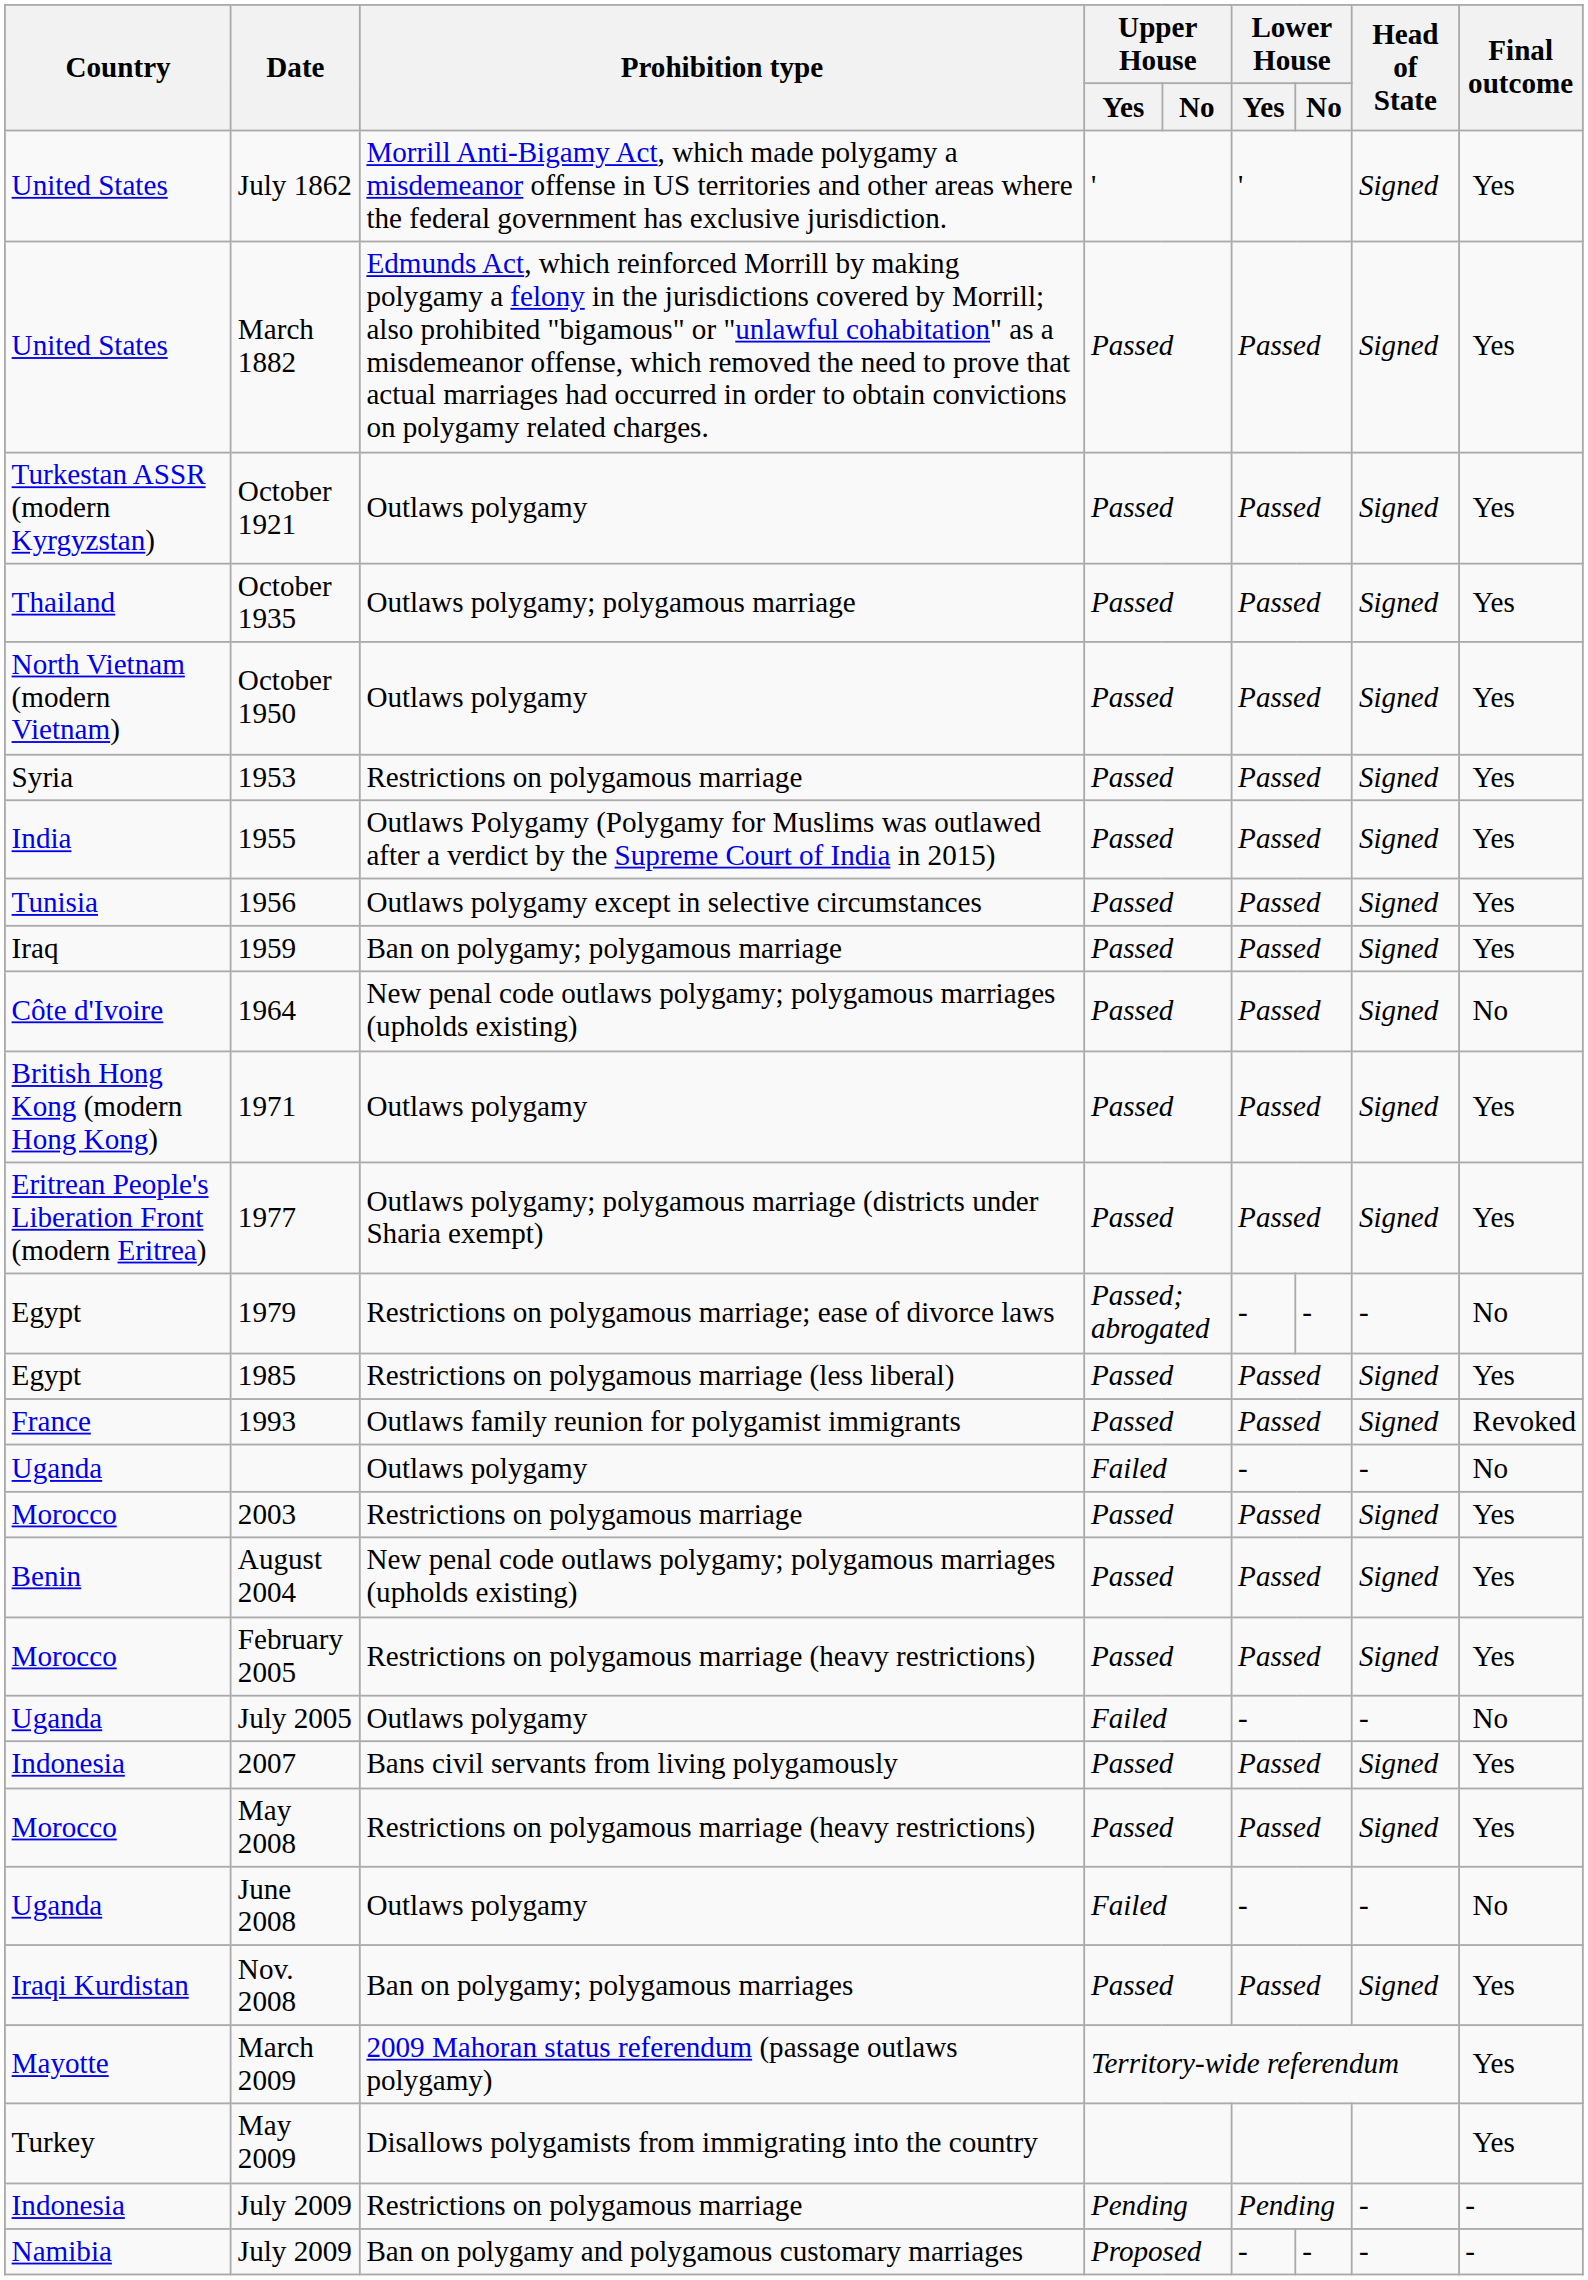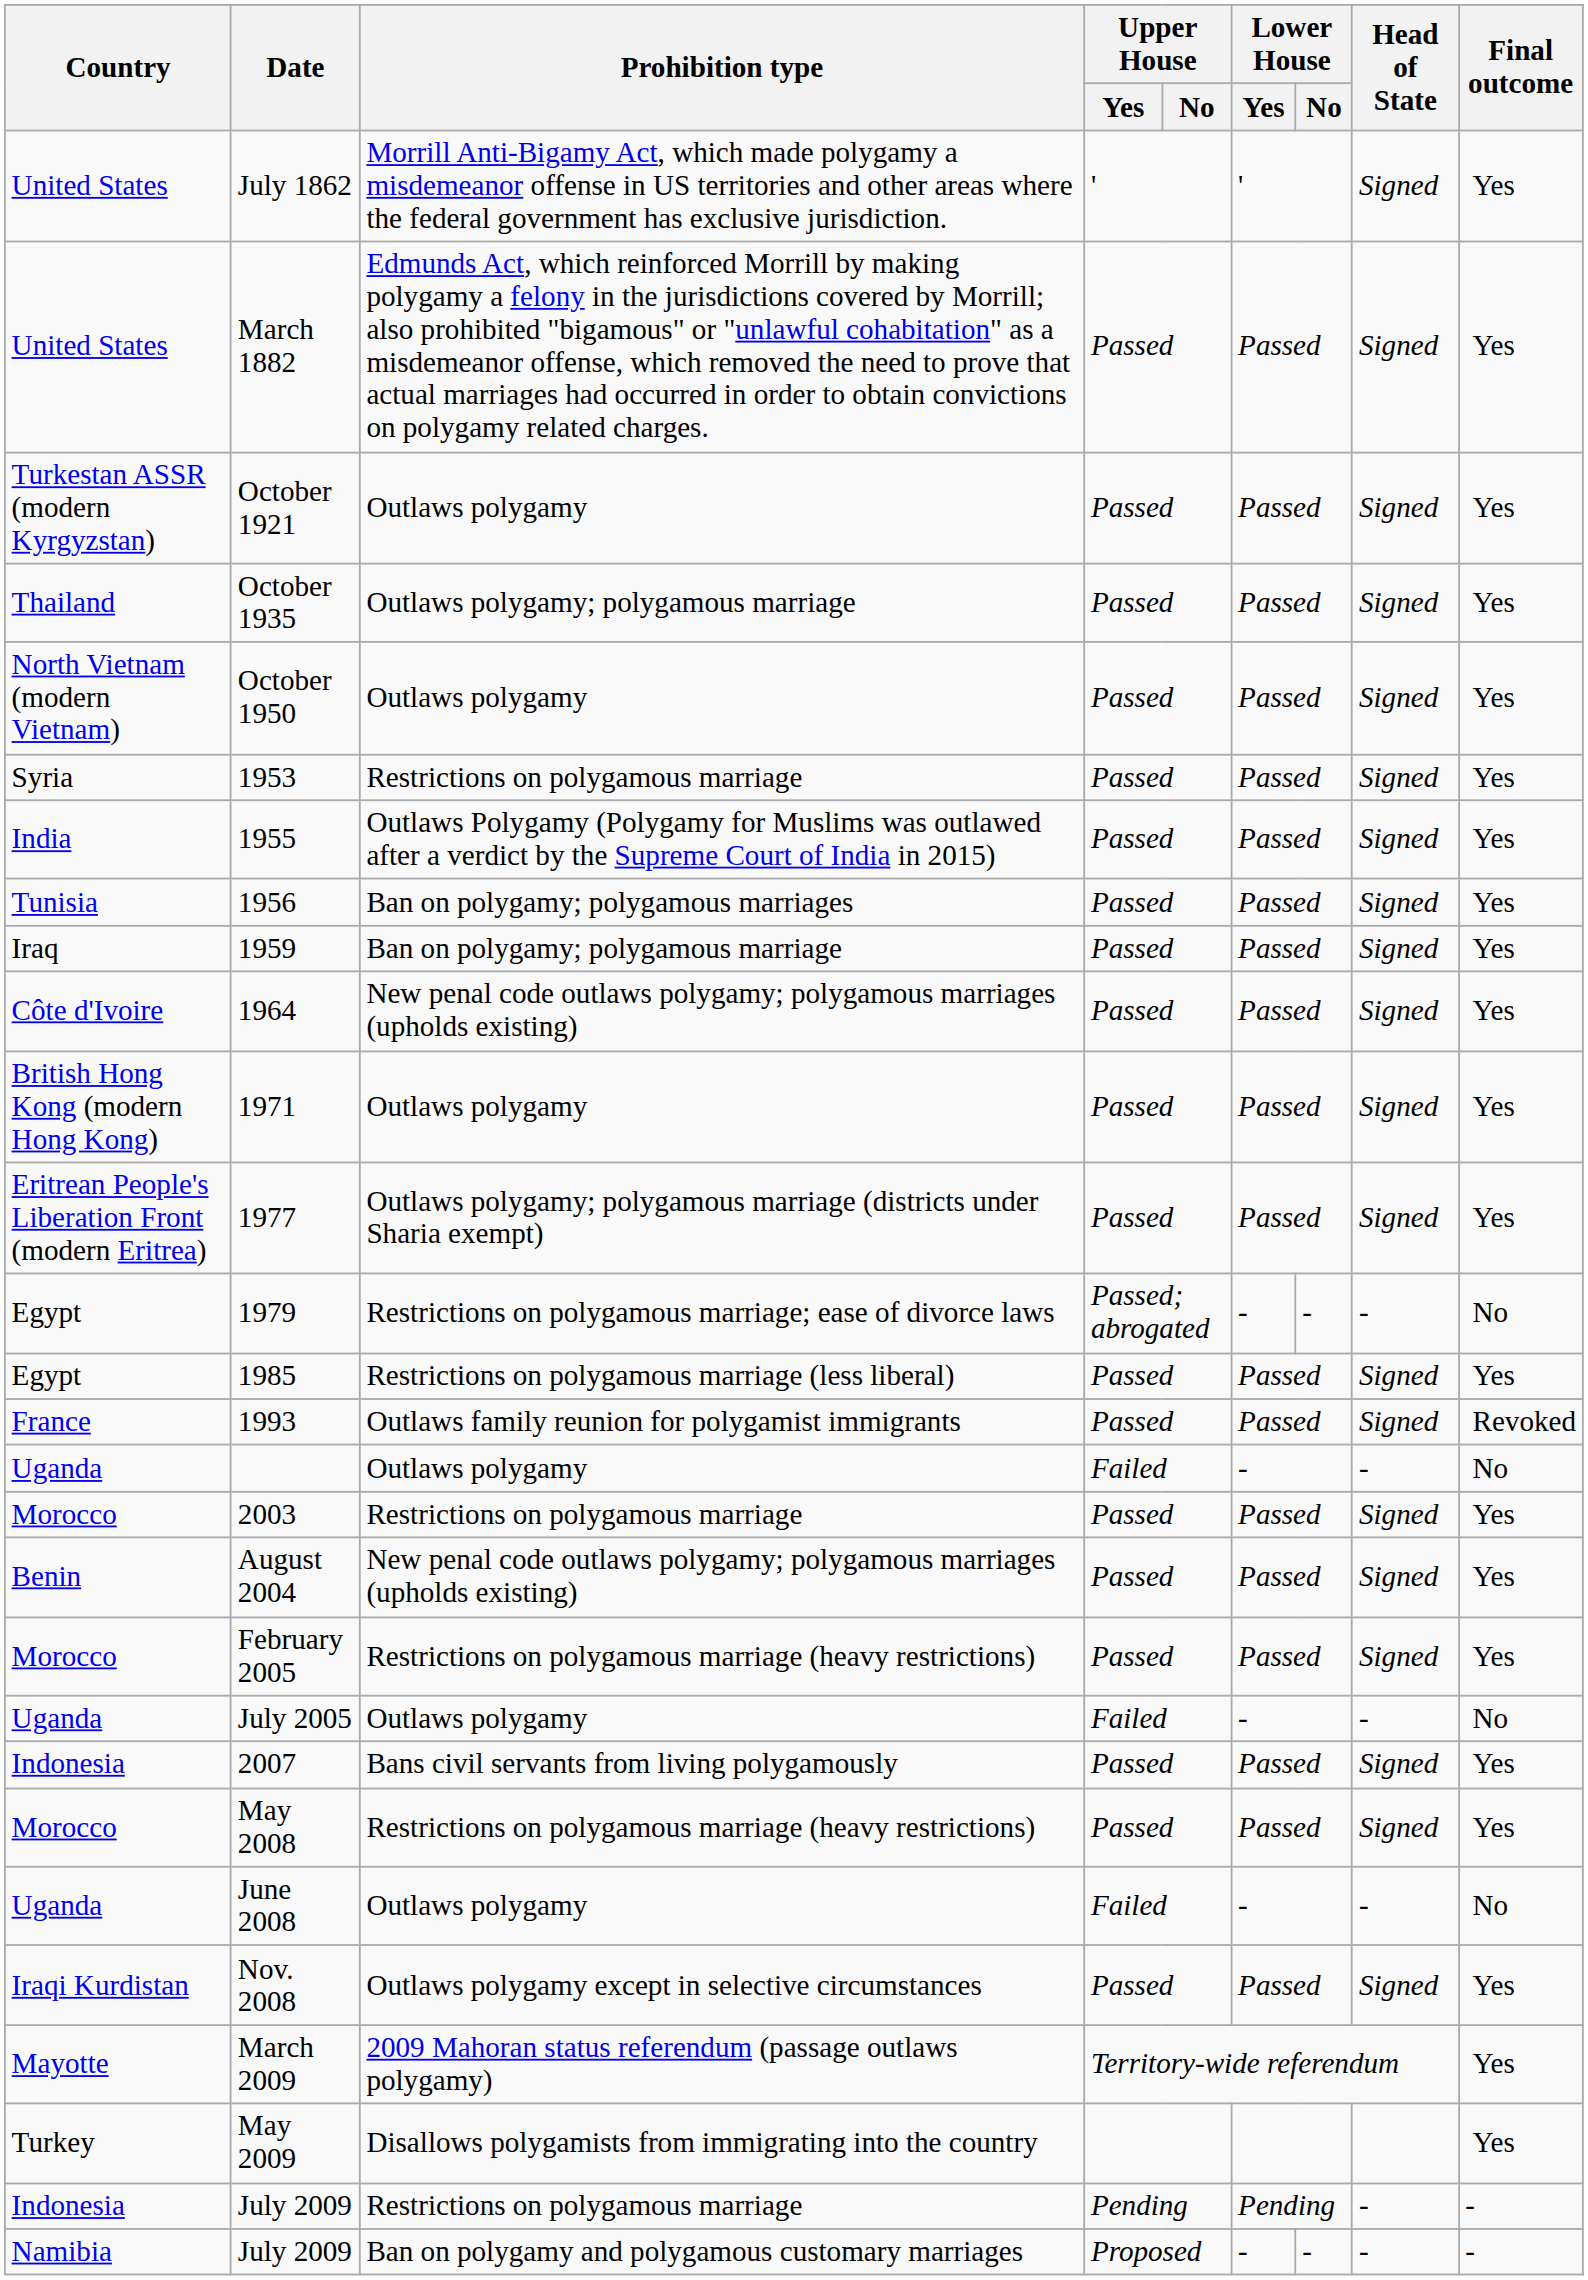(674, 901) Outlaws polygamy except in selective circumstances -> (610, 901) Ban on polygamy; polygamous marriages
(1487, 1010) No -> (1490, 1010) Yes
(610, 1984) Ban on polygamy; polygamous marriages -> (674, 1984) Outlaws polygamy except in selective circumstances
